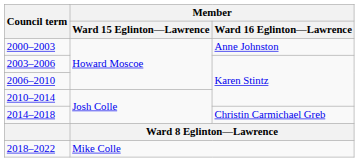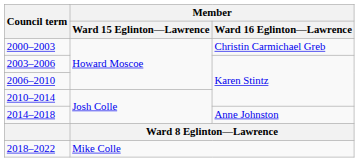(247, 47) Anne Johnston -> (270, 47) Christin Carmichael Greb
(270, 115) Christin Carmichael Greb -> (247, 115) Anne Johnston
